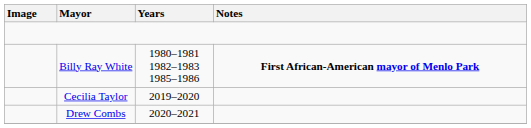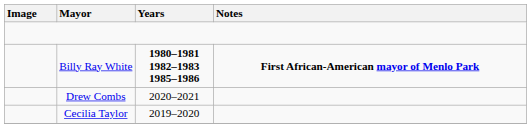(174, 66) normal -> (174, 66) bold
rows swapped: (96, 96) <-> (96, 114)
